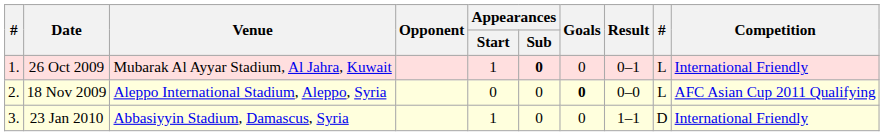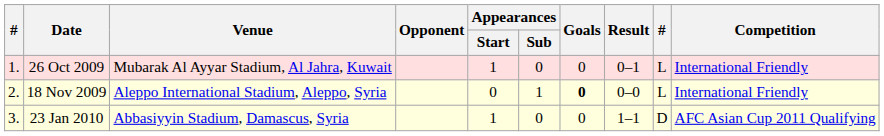(539, 67) bold -> (539, 67) normal
(539, 93) 0 -> (539, 93) 1
(775, 93) AFC Asian Cup 2011 Qualifying -> (741, 93) International Friendly
(741, 118) International Friendly -> (775, 118) AFC Asian Cup 2011 Qualifying
